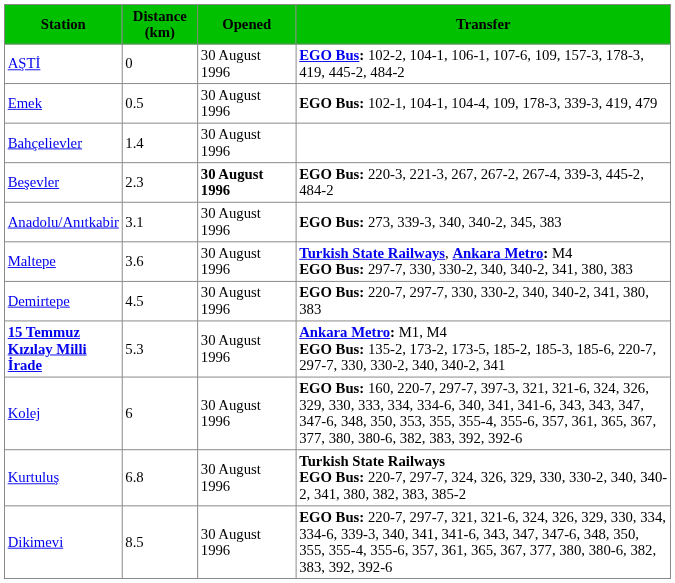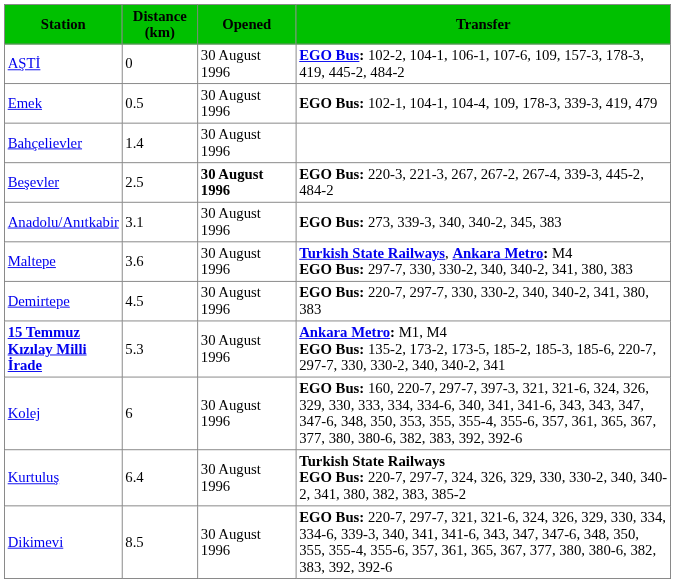(135, 182) 2.3 -> (135, 182) 2.5
(135, 477) 6.8 -> (135, 477) 6.4
